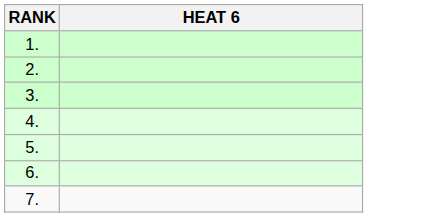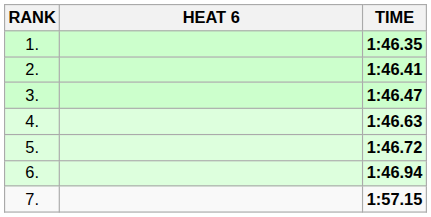+ column: (395, 18)
